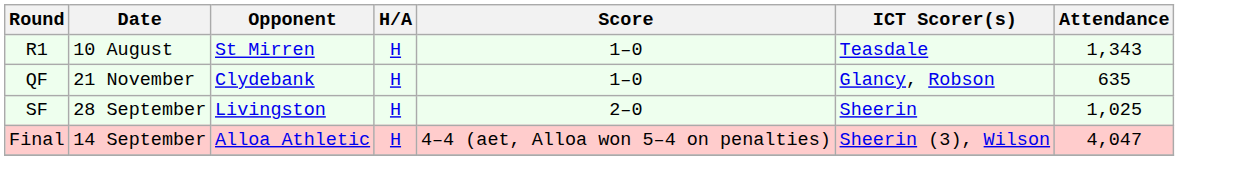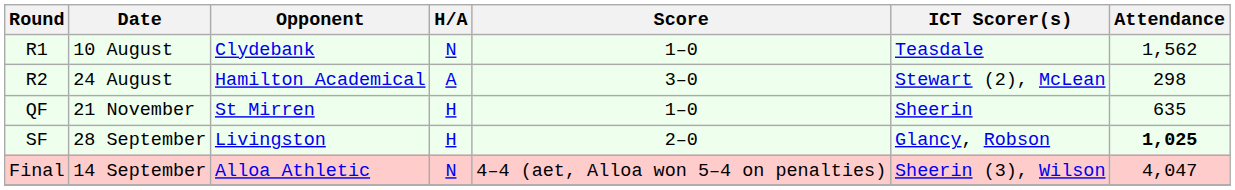(265, 50) St Mirren -> (265, 50) Clydebank
(396, 50) H -> (451, 50) N
(1114, 50) 1,343 -> (1170, 50) 1,562
+ row: (37, 80)
(265, 80) Clydebank -> (265, 110) St Mirren
(917, 80) Glancy, Robson -> (934, 110) Sheerin
(878, 110) Sheerin -> (973, 140) Glancy, Robson
(1114, 110) normal -> (1170, 140) bold
(396, 140) H -> (451, 170) N
